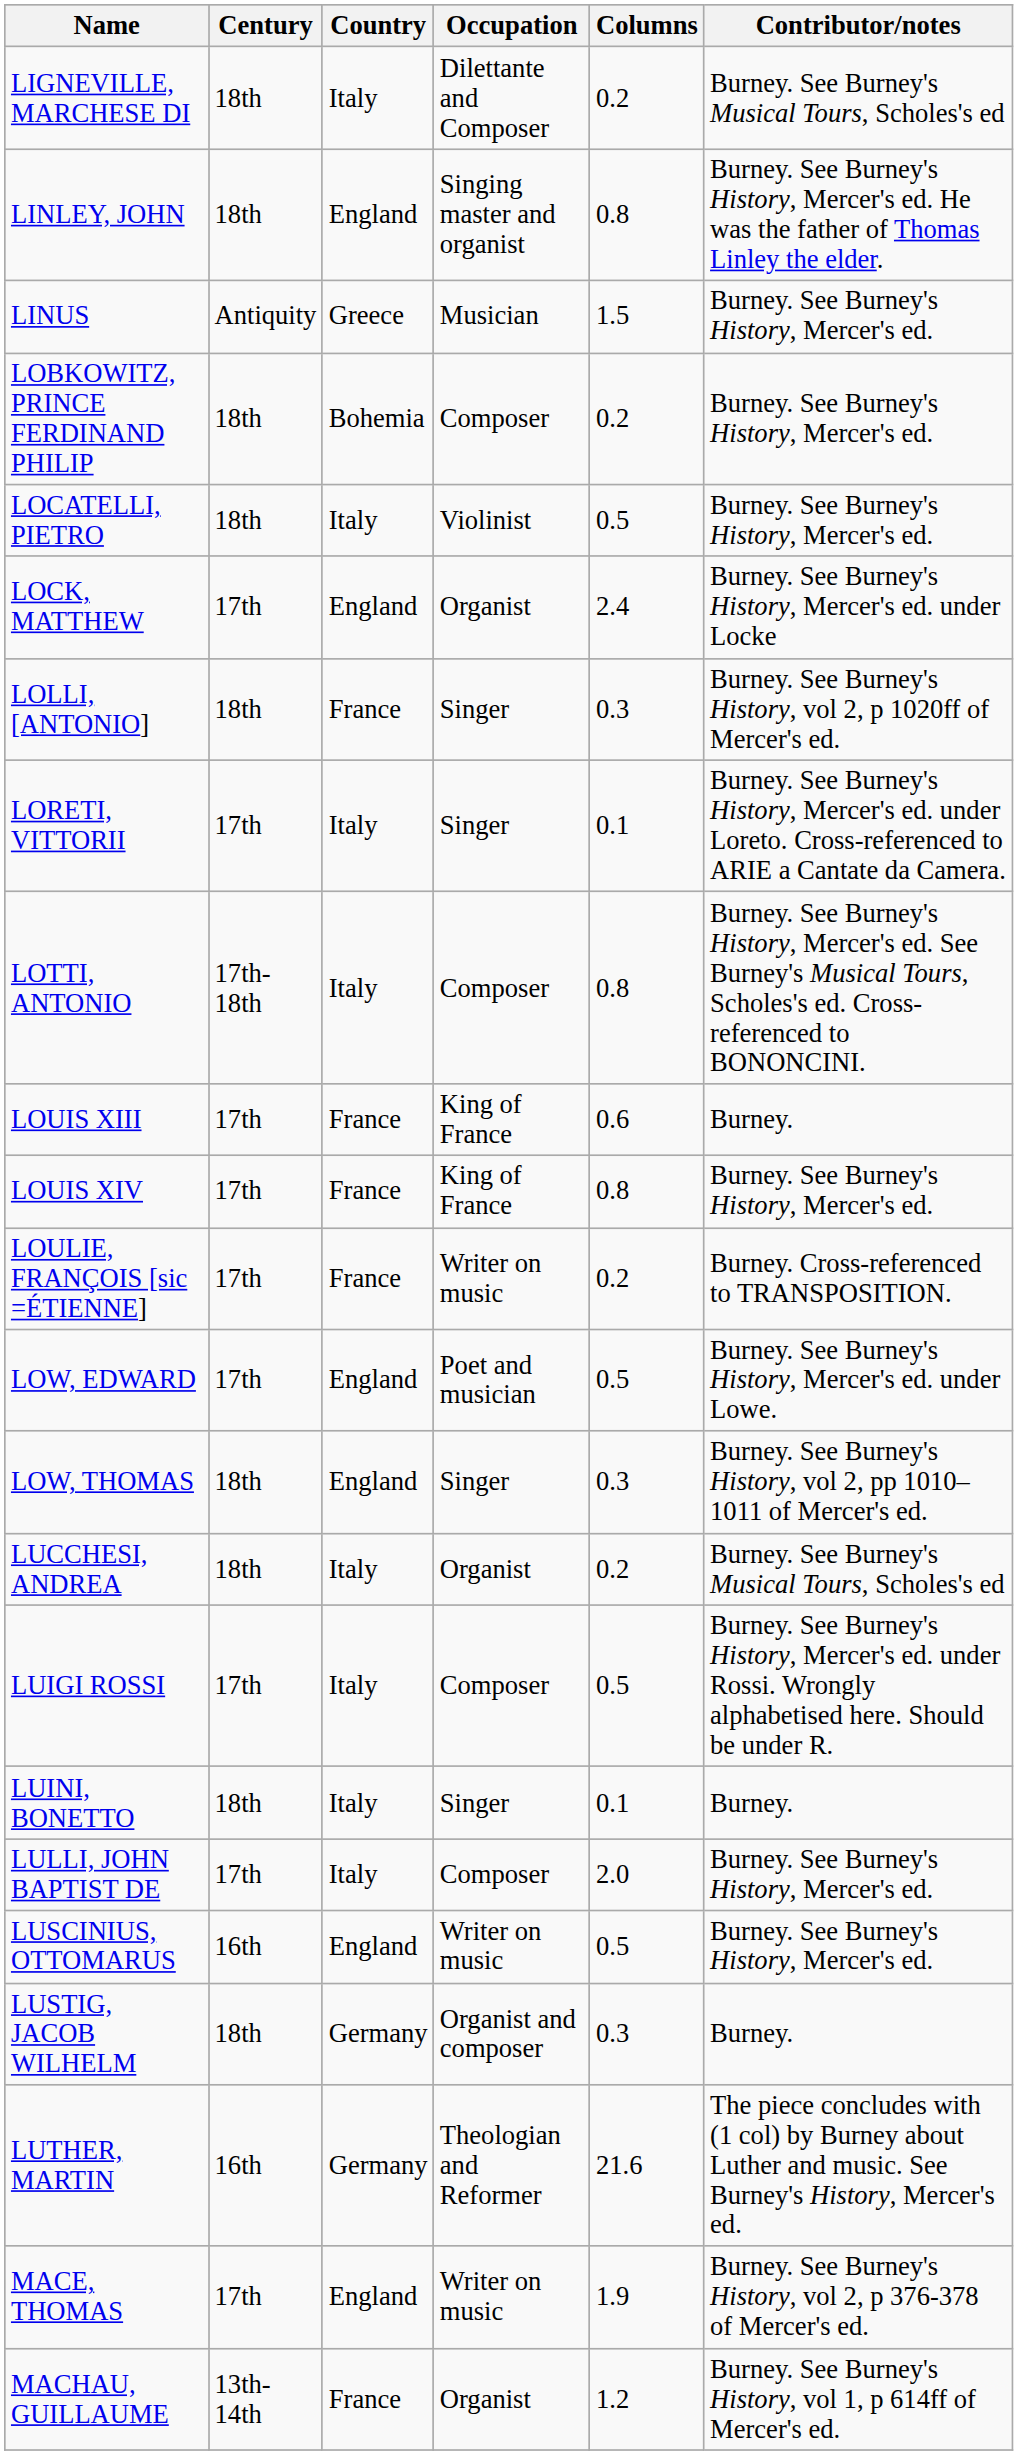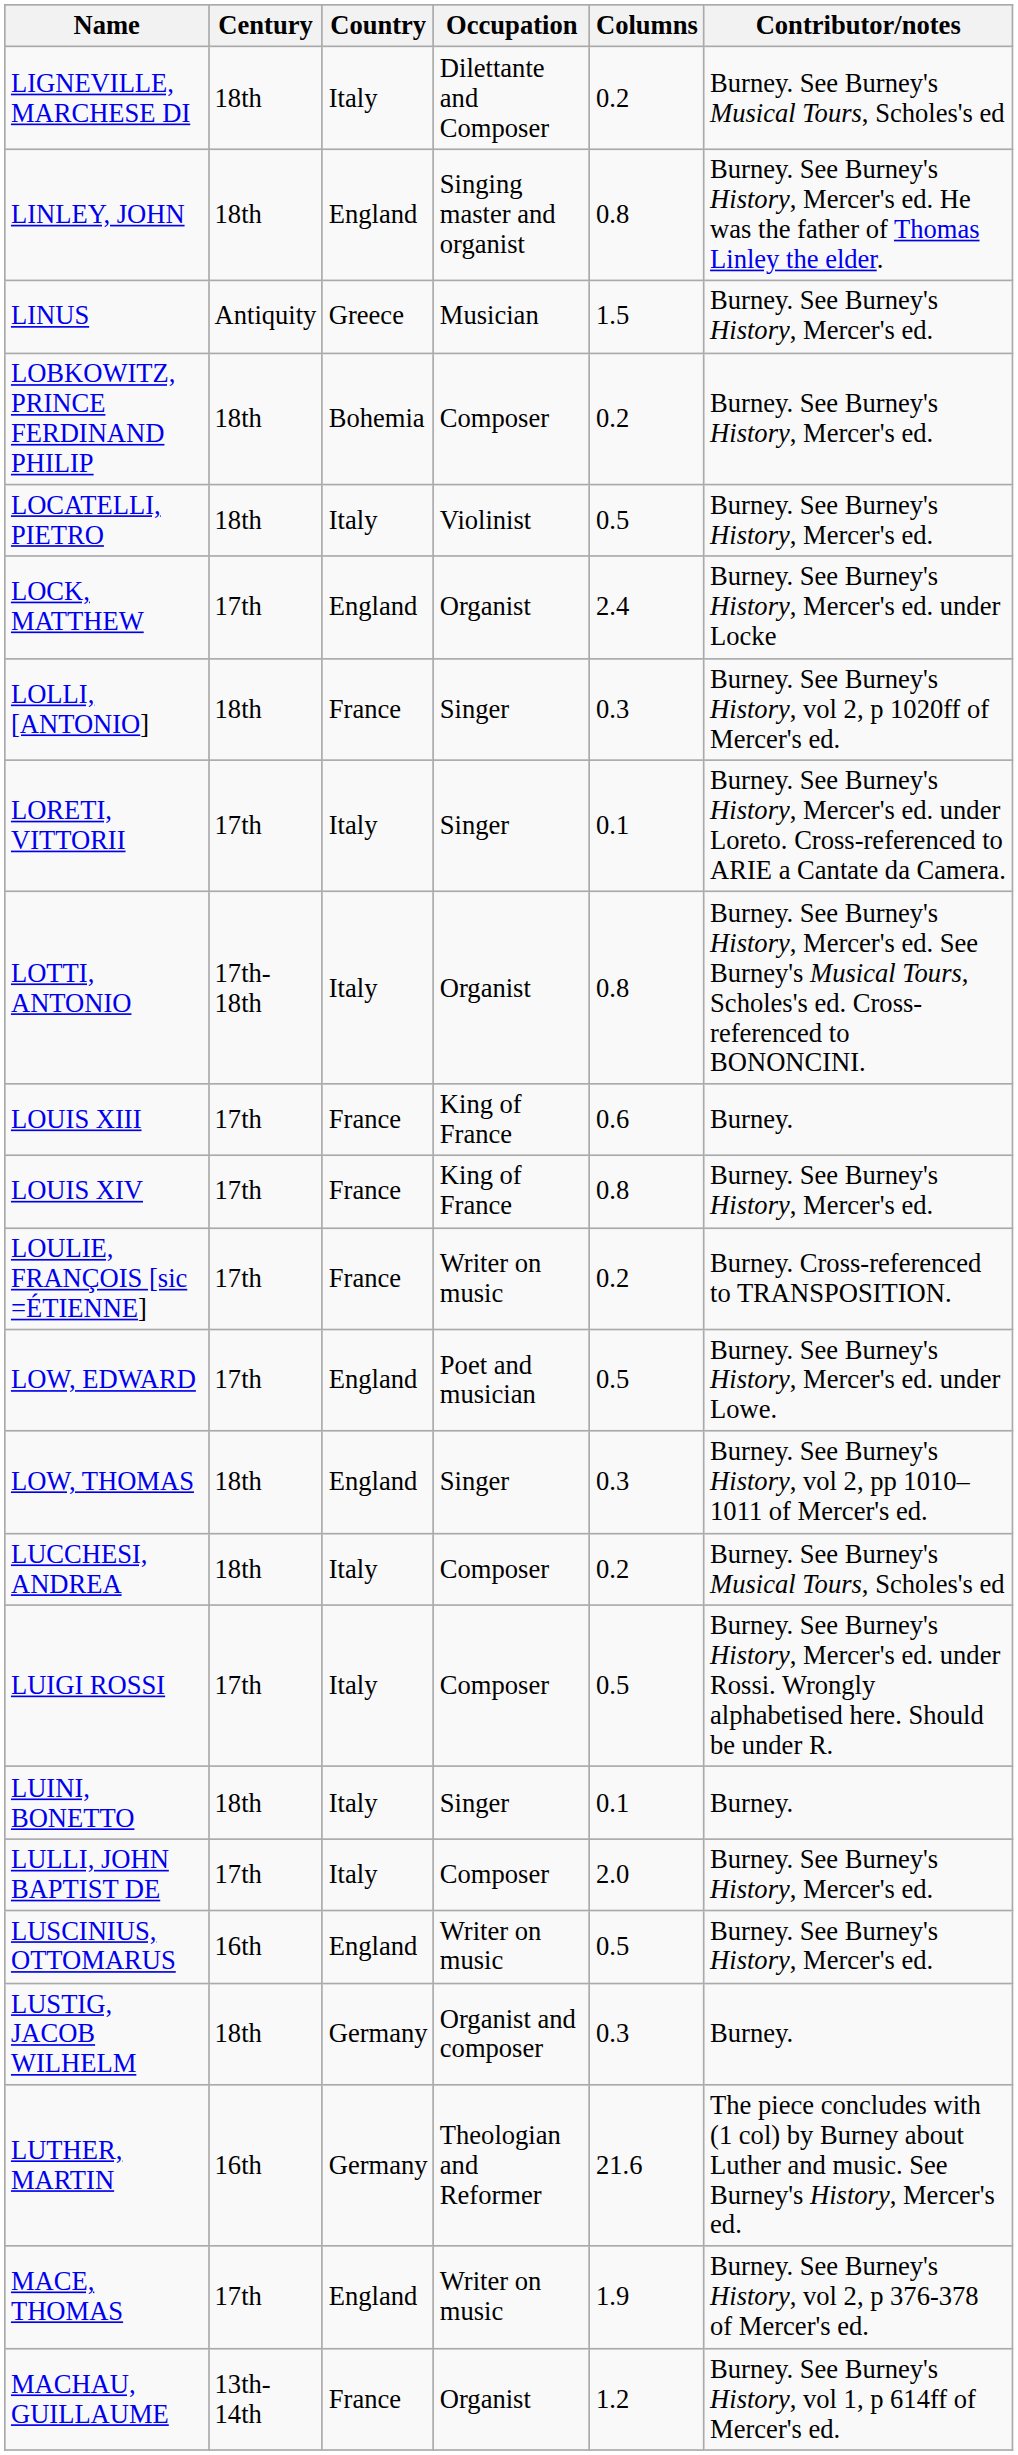(494, 987) Composer -> (485, 987) Organist
(485, 1568) Organist -> (494, 1568) Composer
